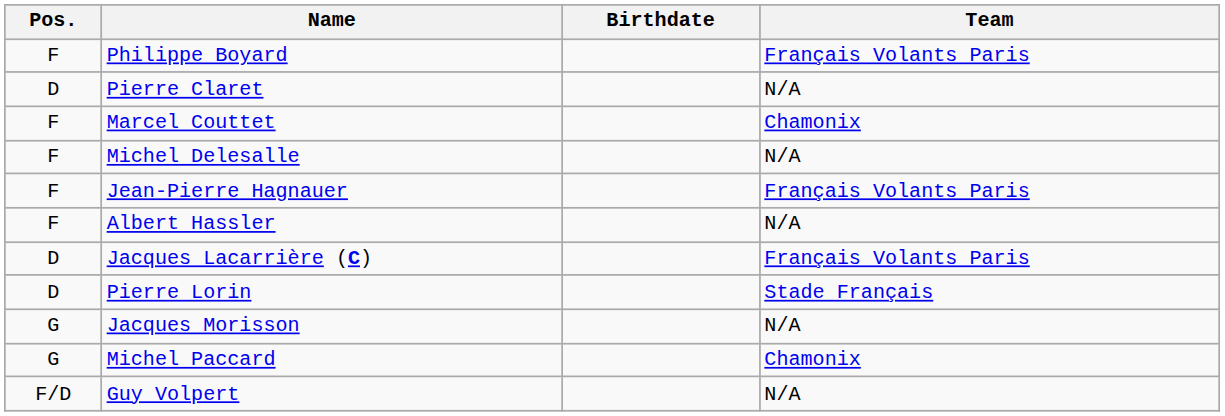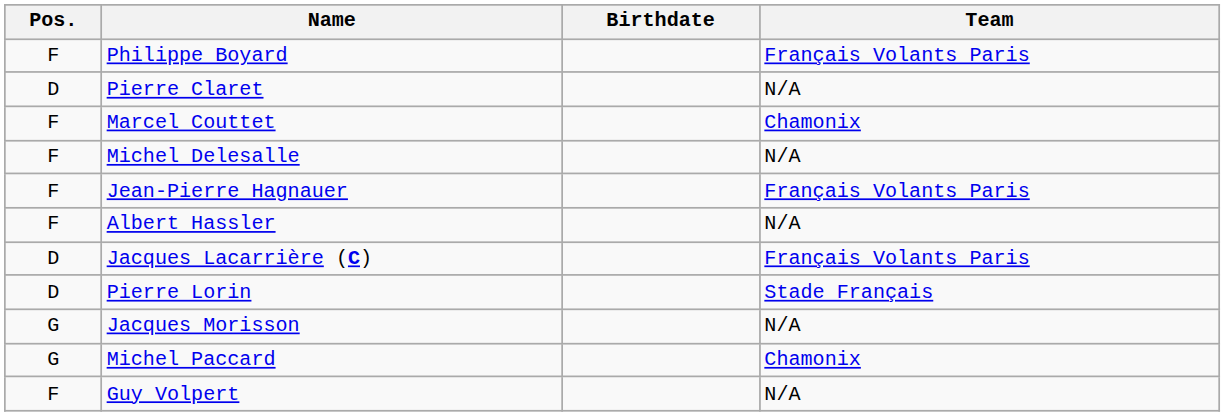(53, 393) F/D -> (53, 393) F
